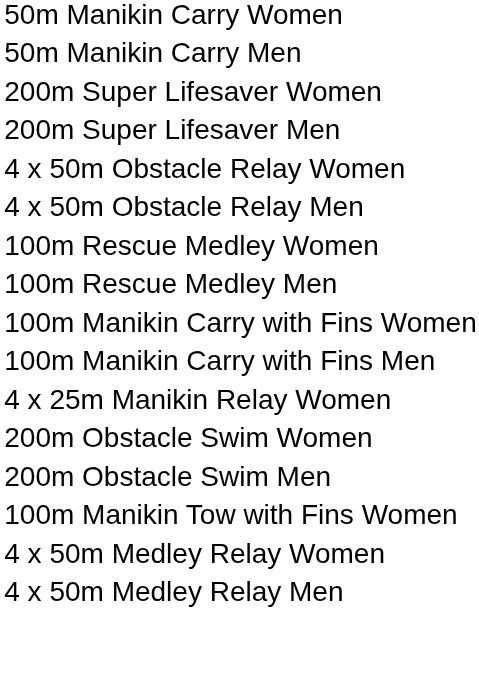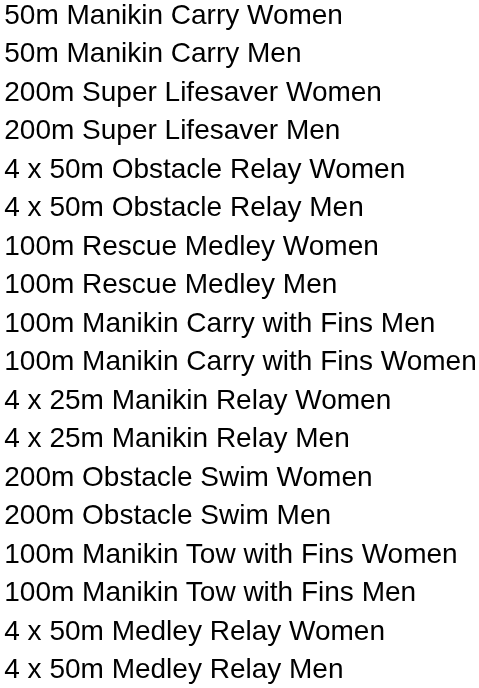rows swapped: (241, 322) <-> (220, 361)
+ row: (177, 438)
+ row: (210, 592)
